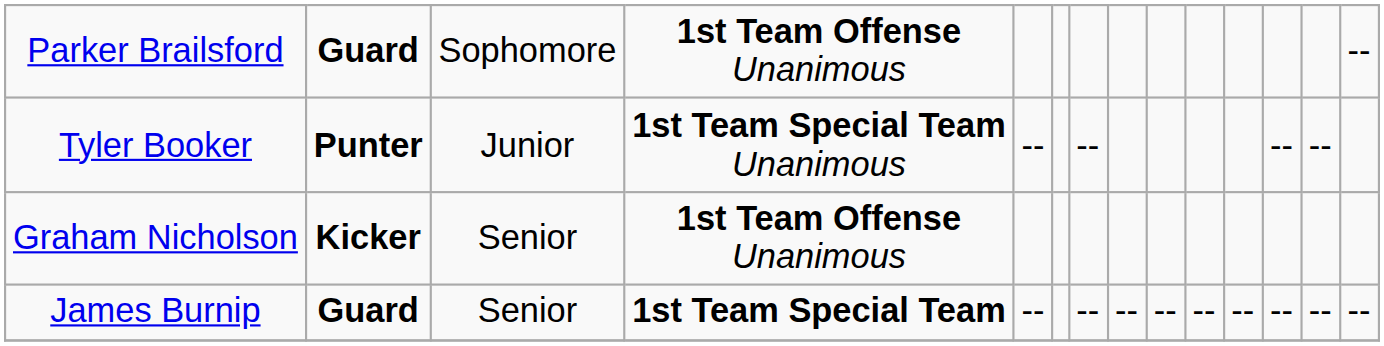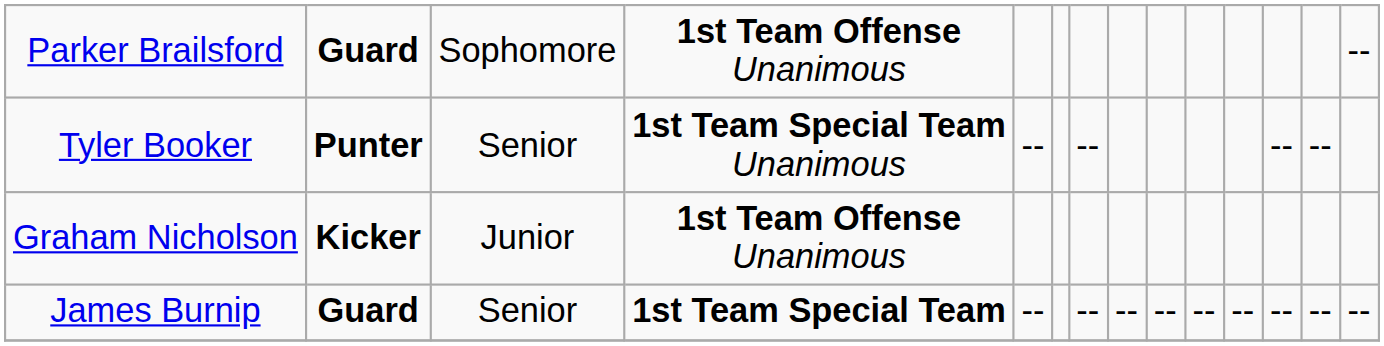(527, 144) Junior -> (527, 144) Senior
(527, 237) Senior -> (527, 237) Junior
